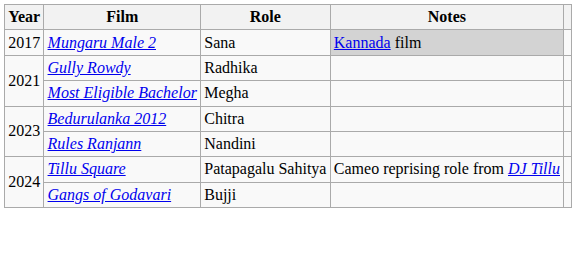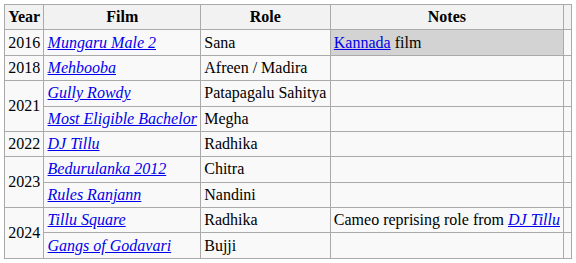(24, 42) 2017 -> (24, 42) 2016
+ row: (82, 67)
(231, 67) Radhika -> (265, 93) Patapagalu Sahitya
+ row: (74, 144)
(265, 169) Patapagalu Sahitya -> (231, 220) Radhika
